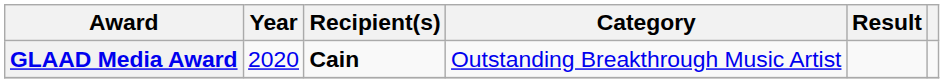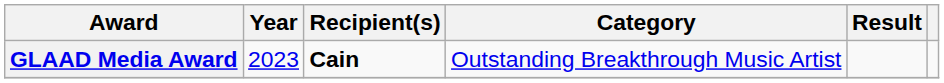(274, 58) 2020 -> (274, 58) 2023
